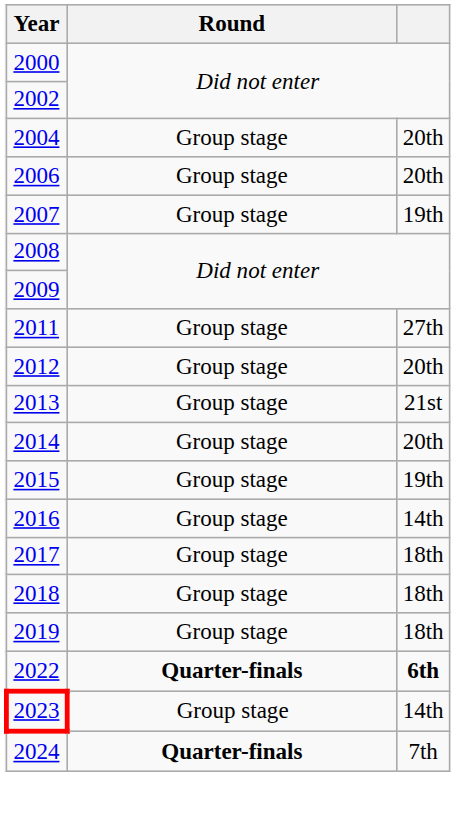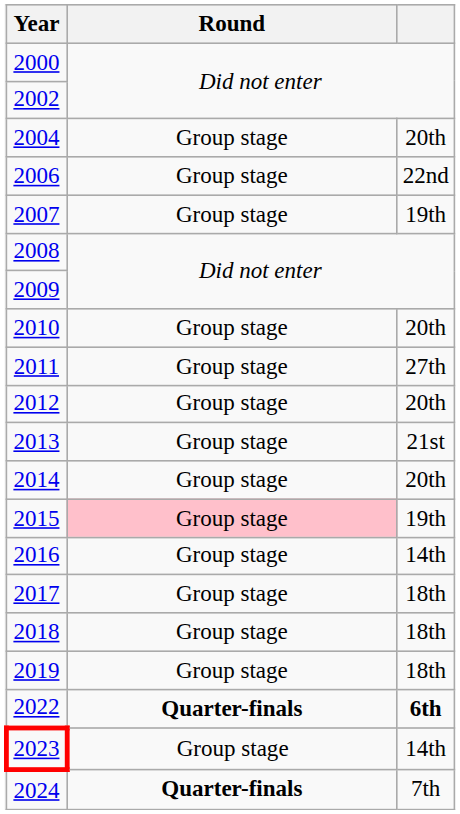(423, 175) 20th -> (426, 175) 22nd
+ row: (36, 327)
(232, 479) no background -> (232, 517) pink background
